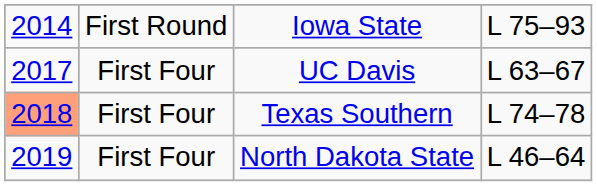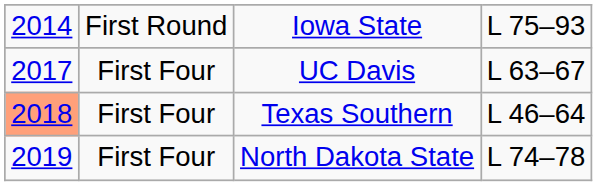(536, 113) L 74–78 -> (536, 113) L 46–64
(536, 157) L 46–64 -> (536, 157) L 74–78
